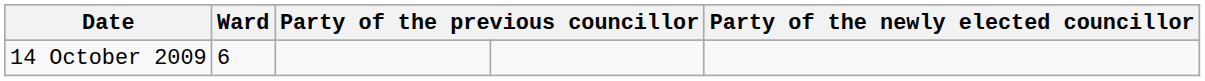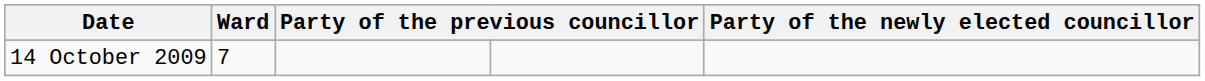(224, 58) 6 -> (224, 58) 7
